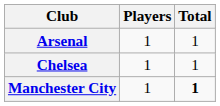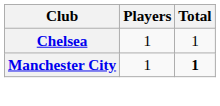- row: (62, 40)
